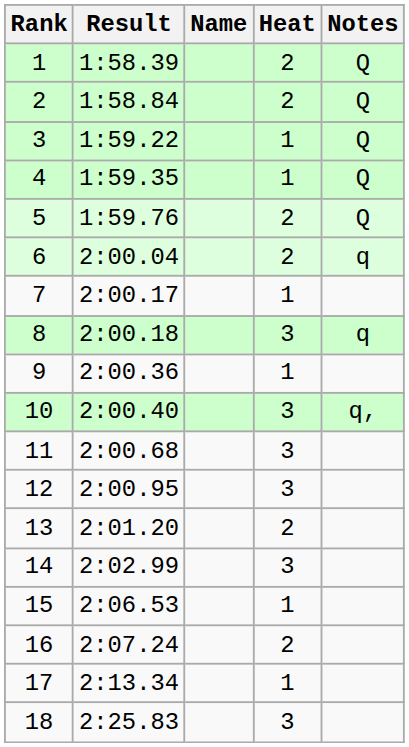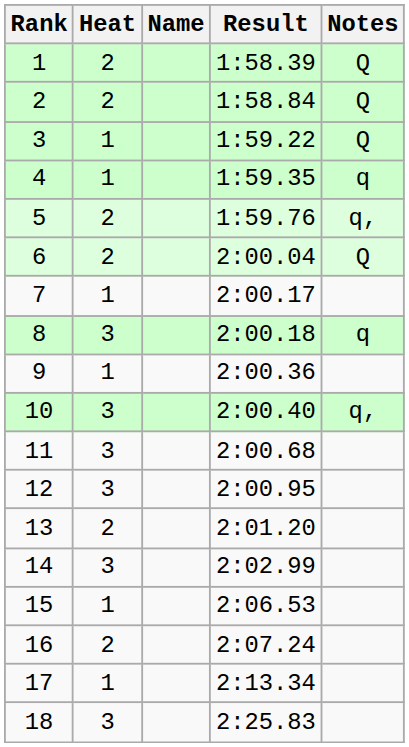columns swapped: (287, 24) <-> (129, 24)
(363, 179) Q -> (363, 179) q
(363, 218) Q -> (363, 218) q,
(363, 257) q -> (363, 257) Q
